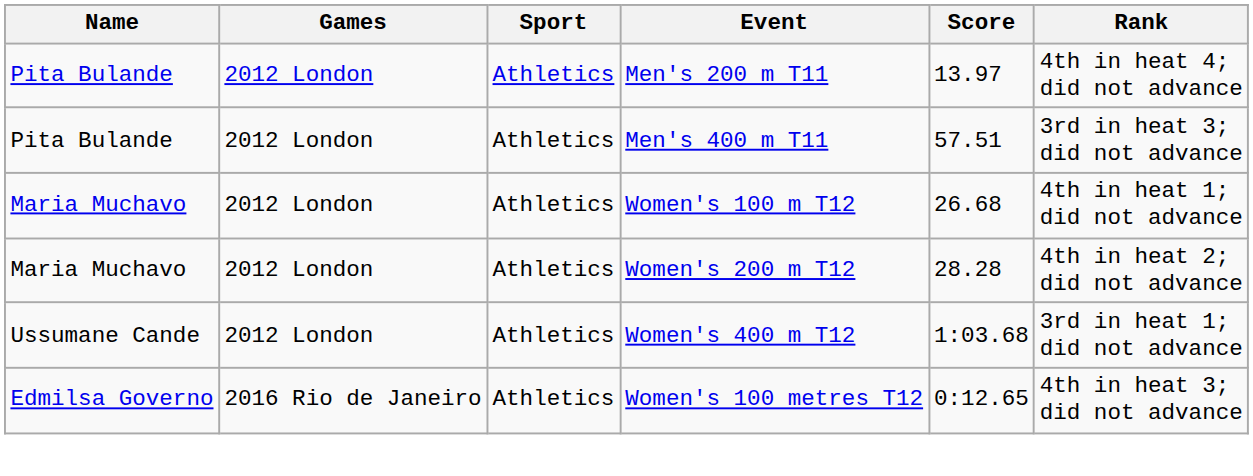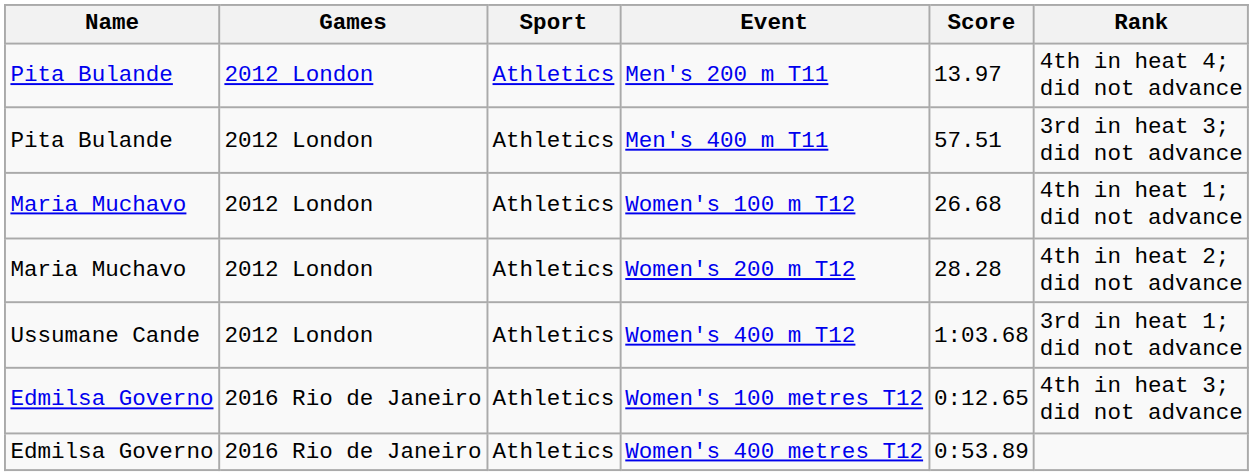+ row: (774, 451)
